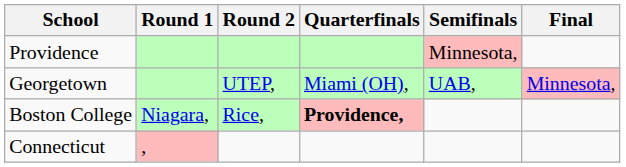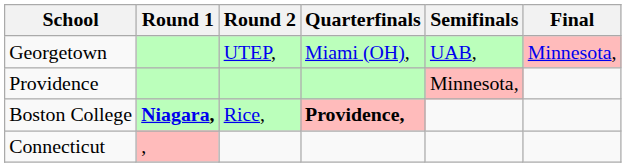rows swapped: (58, 83) <-> (54, 51)
(175, 114) normal -> (178, 114) bold
